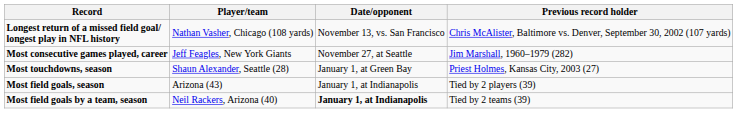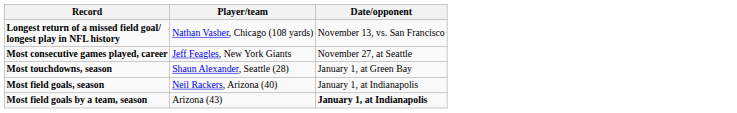- column: (590, 12)
(197, 85) Arizona (43) -> (225, 85) Neil Rackers, Arizona (40)
(225, 100) Neil Rackers, Arizona (40) -> (197, 100) Arizona (43)
